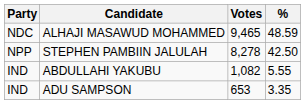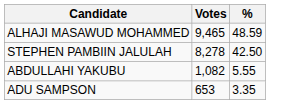- column: (22, 14)
